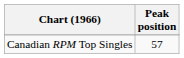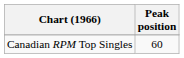(157, 44) 57 -> (157, 44) 60
